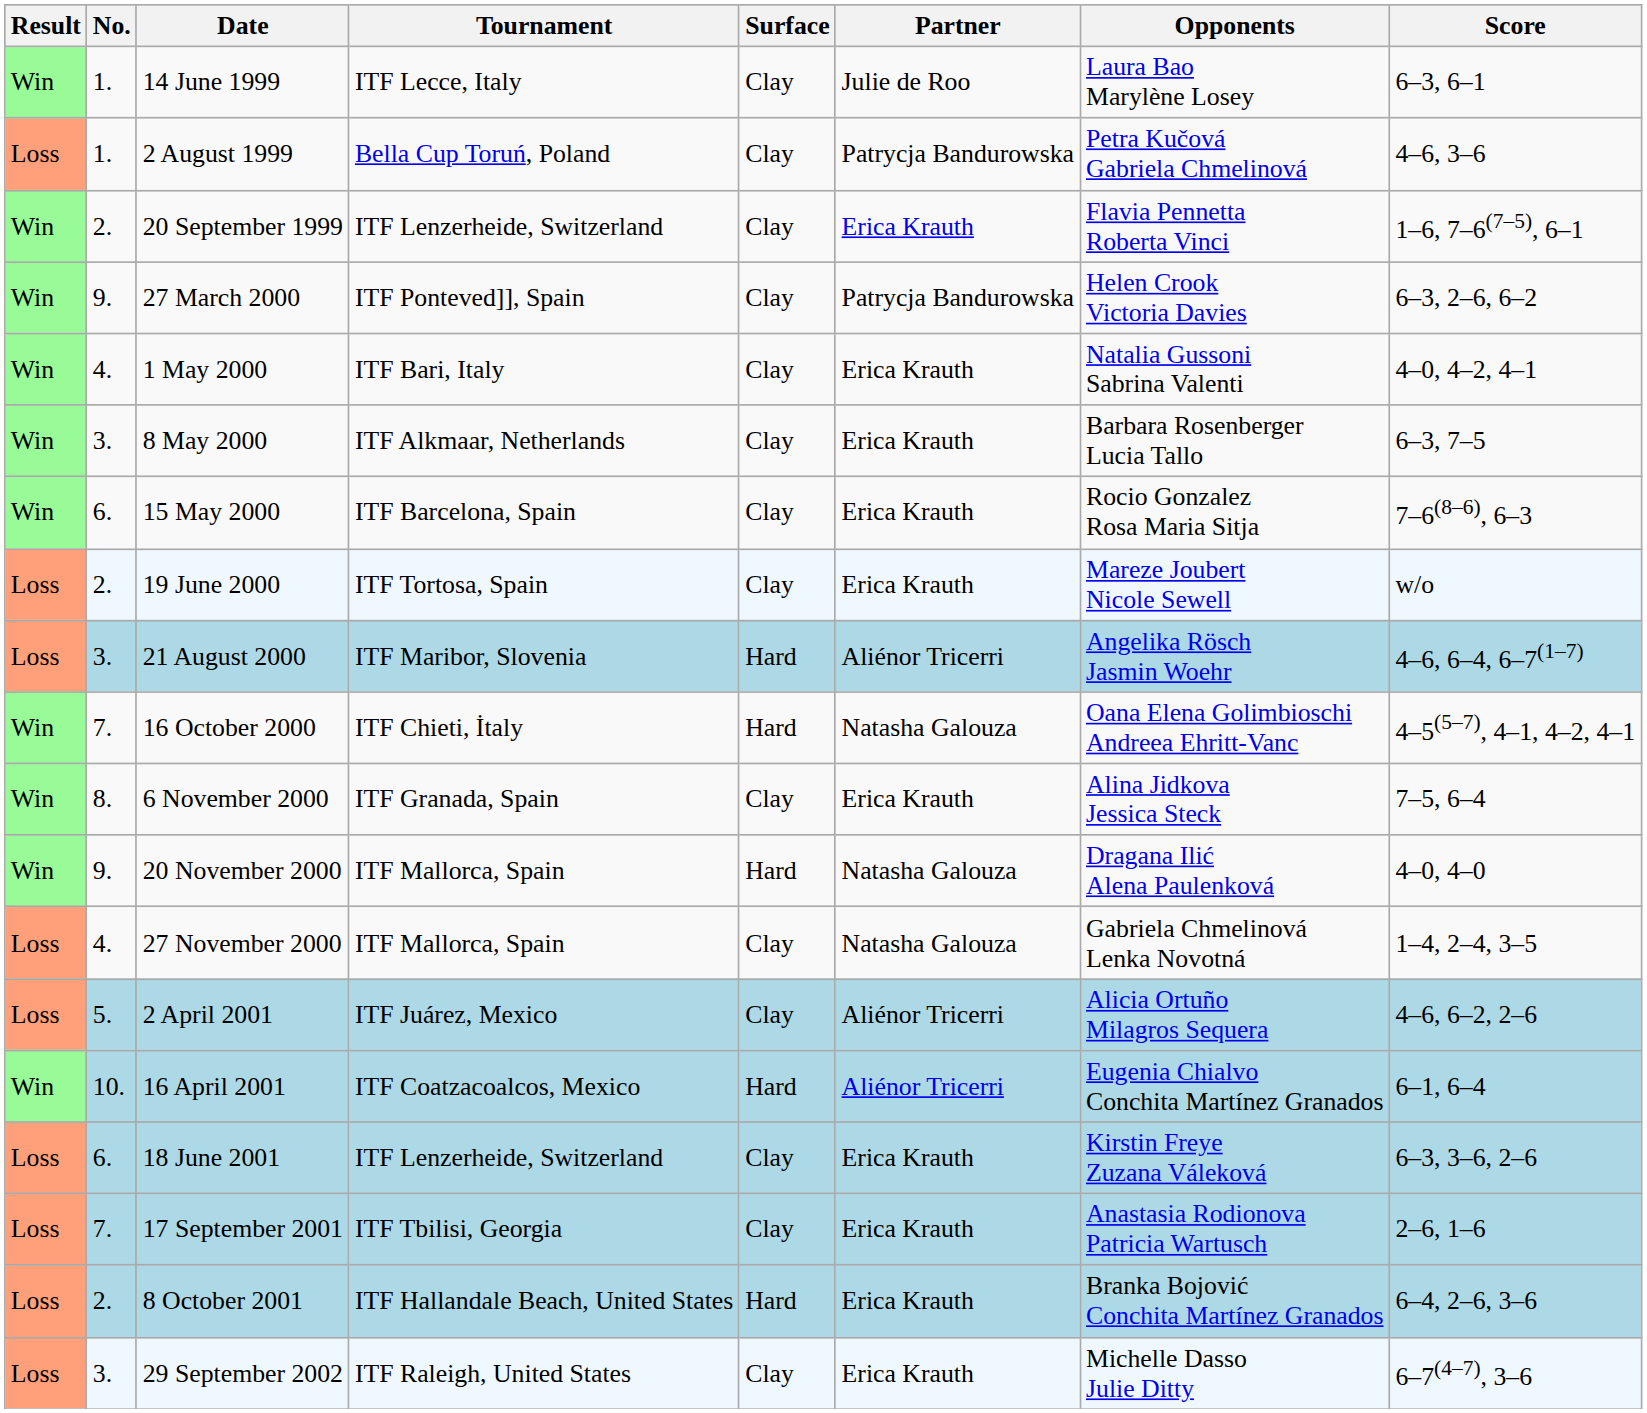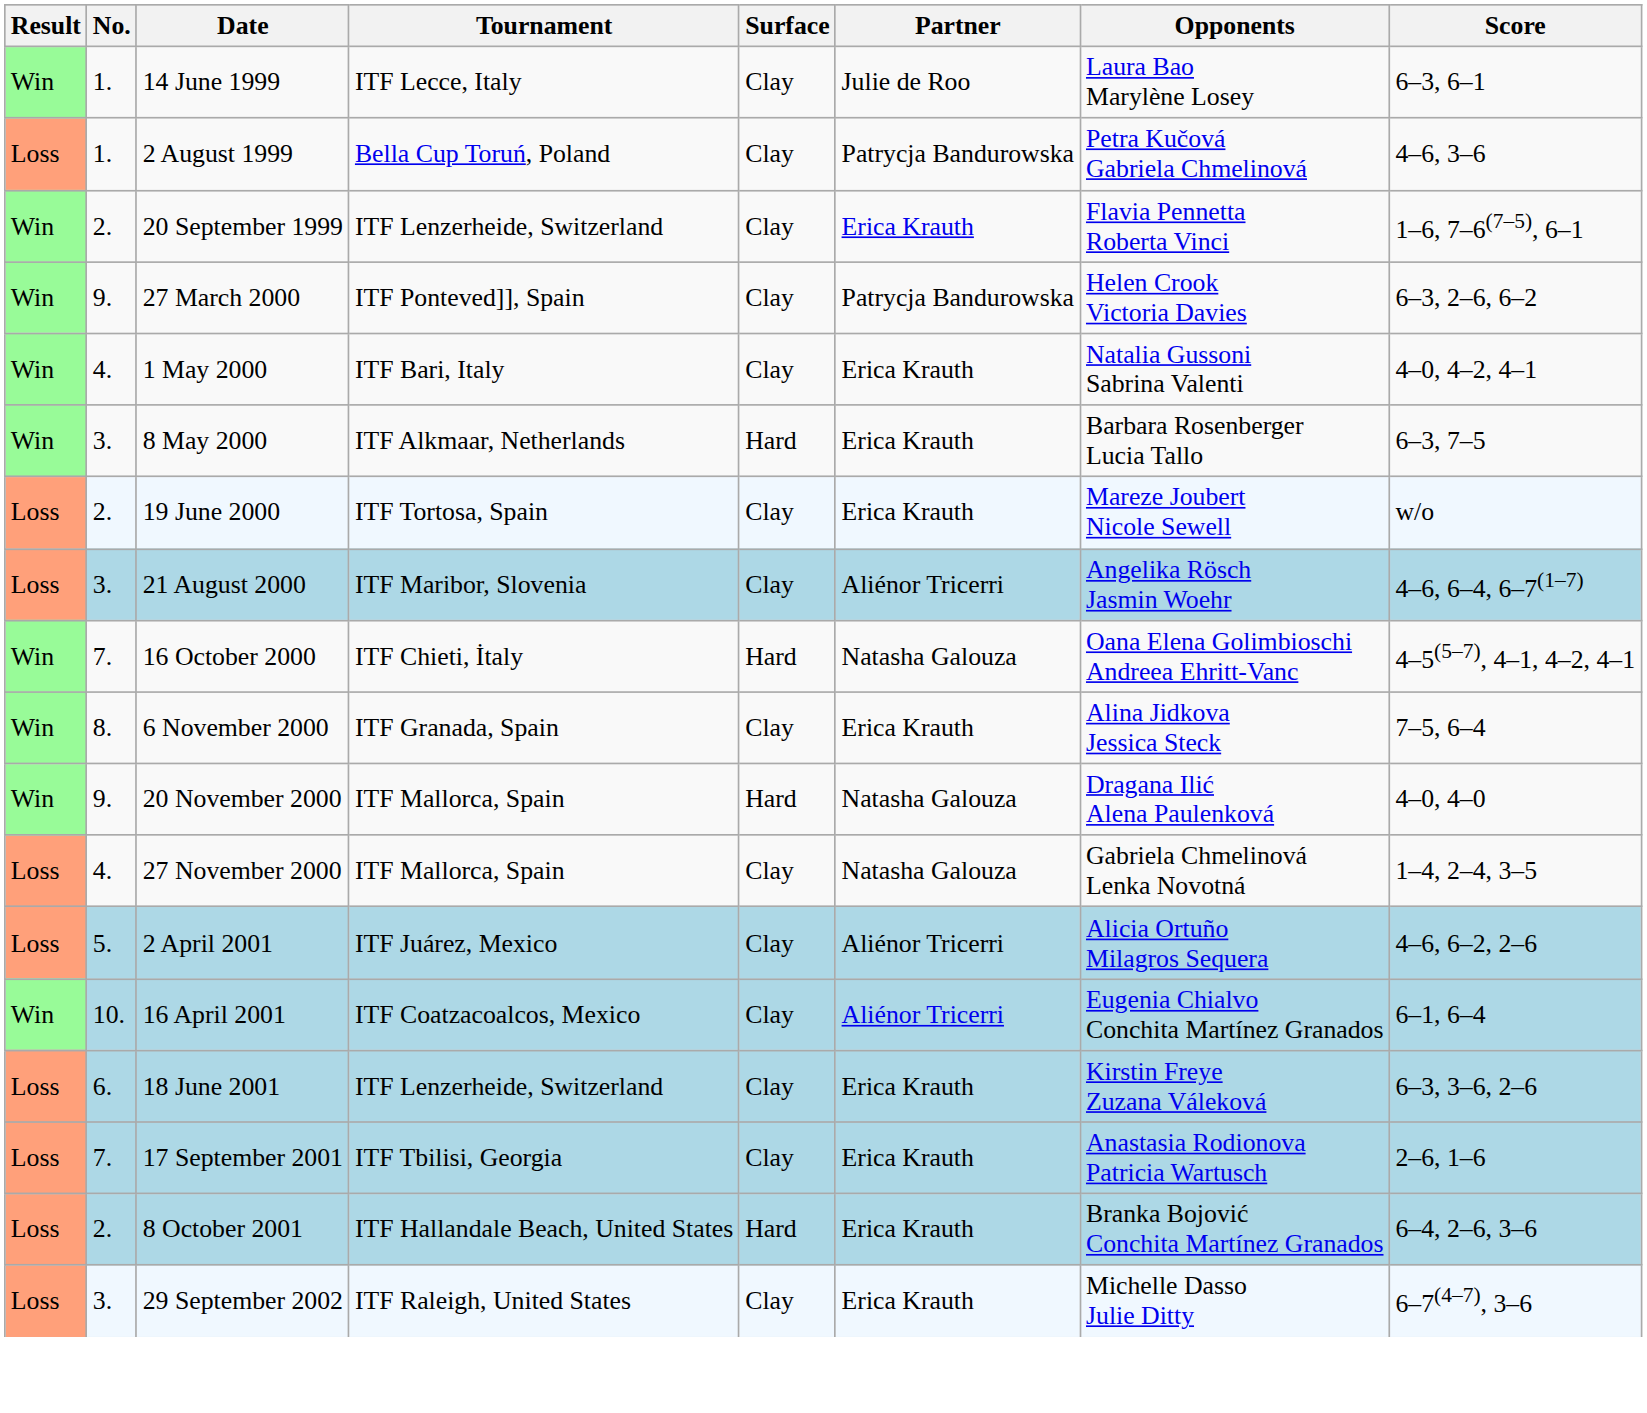(770, 440) Clay -> (771, 440) Hard
- row: (211, 511)
(771, 655) Hard -> (770, 583) Clay
(771, 1085) Hard -> (770, 1013) Clay
